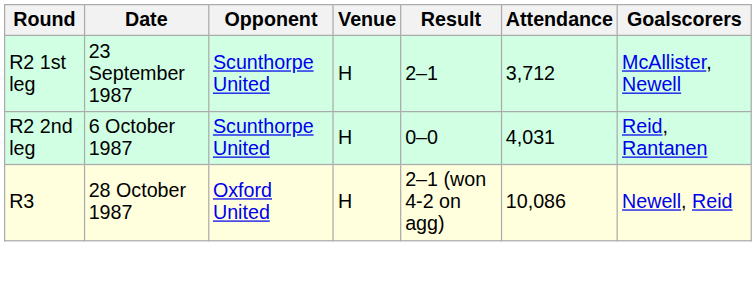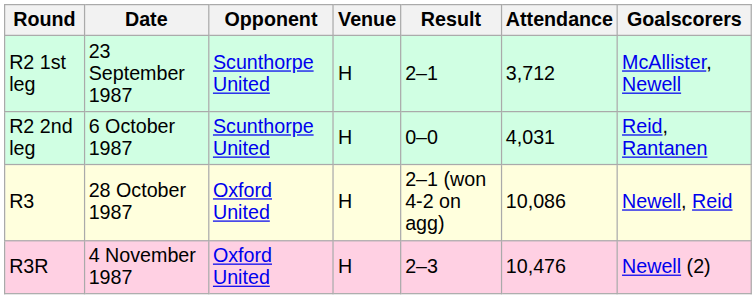+ row: (29, 266)
